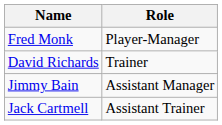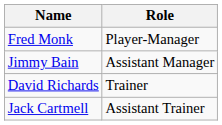rows swapped: (43, 85) <-> (53, 62)
